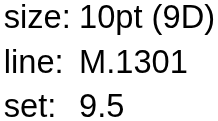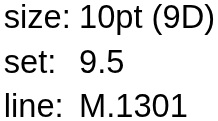rows swapped: (30, 106) <-> (34, 61)
